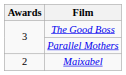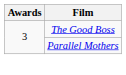- row: (83, 62)
